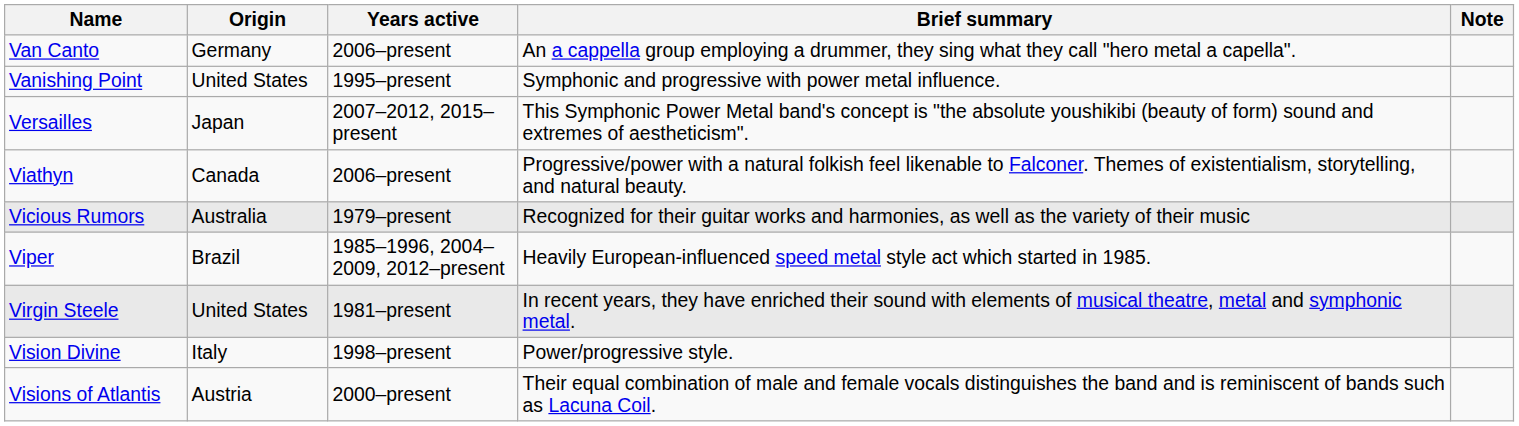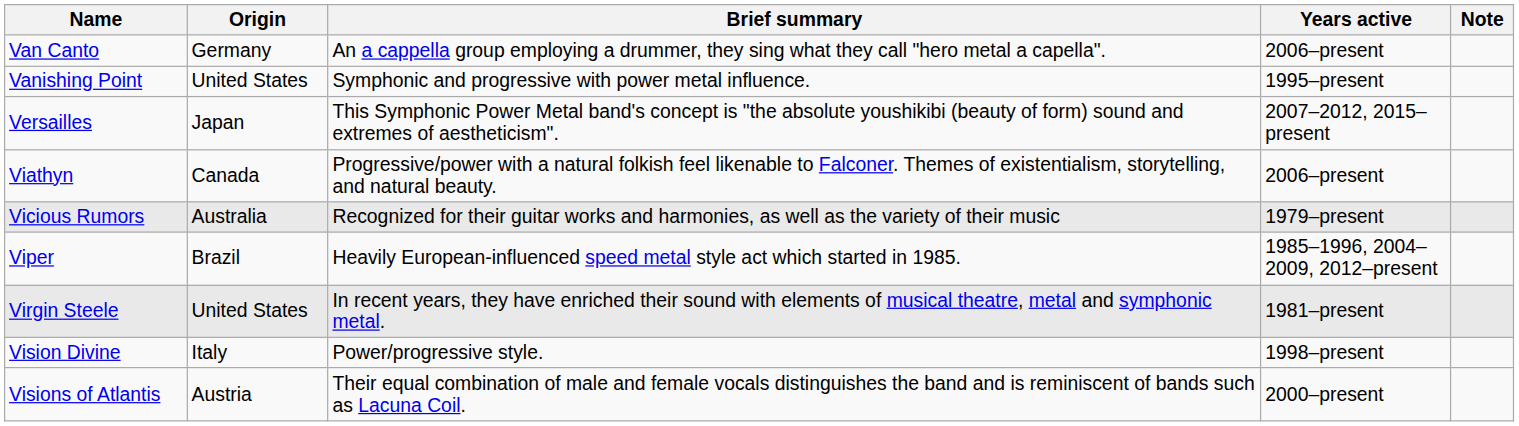columns swapped: (423, 19) <-> (985, 19)
